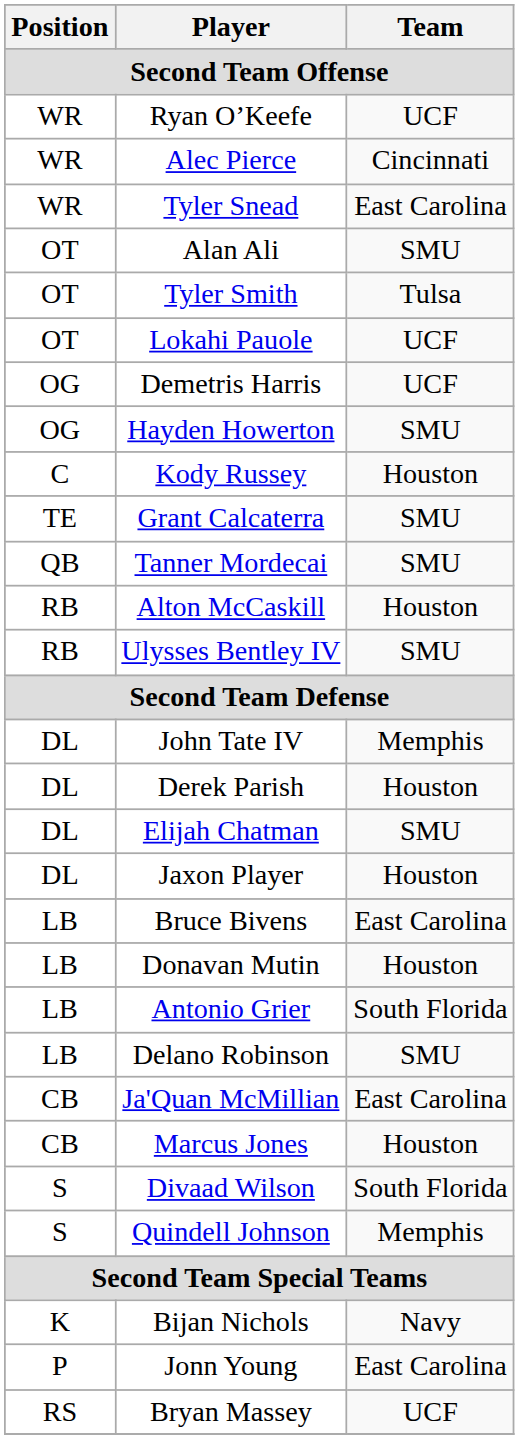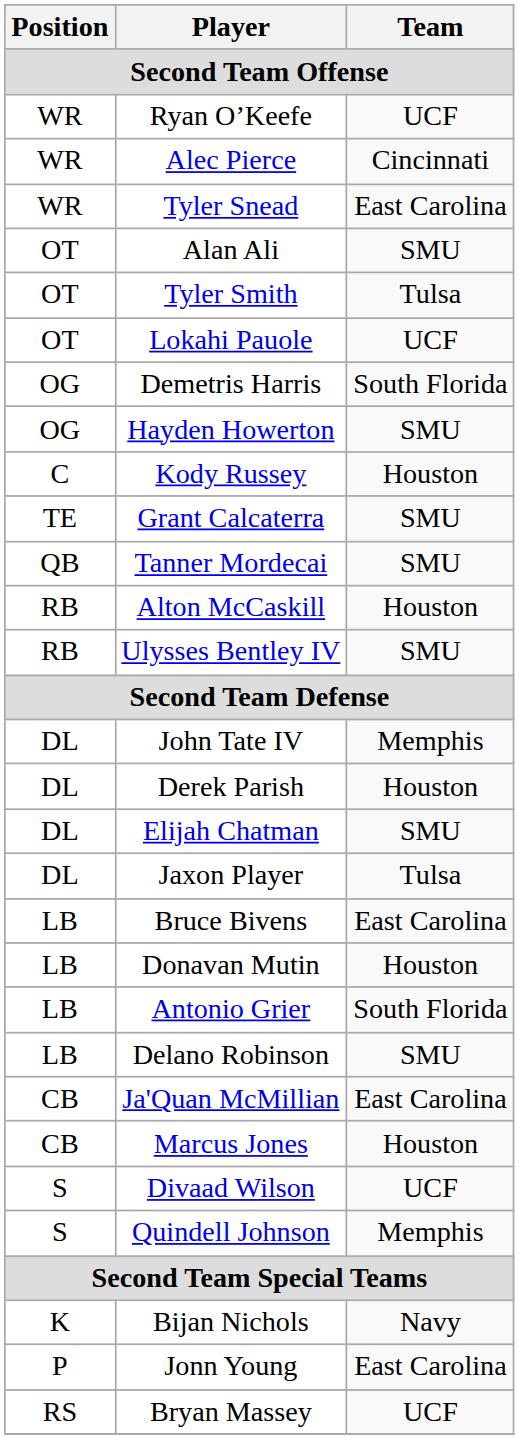(430, 384) UCF -> (430, 384) South Florida
(430, 875) Houston -> (430, 875) Tulsa
(430, 1187) South Florida -> (430, 1187) UCF
